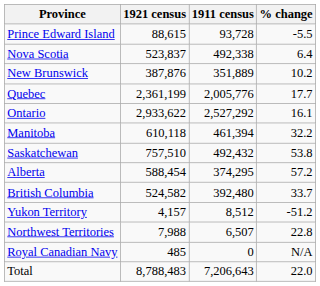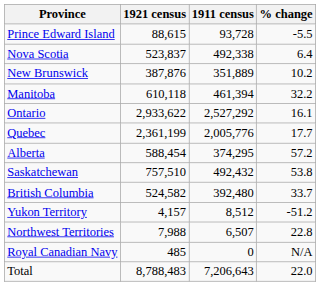rows swapped: (26, 93) <-> (31, 133)
rows swapped: (43, 152) <-> (26, 172)
